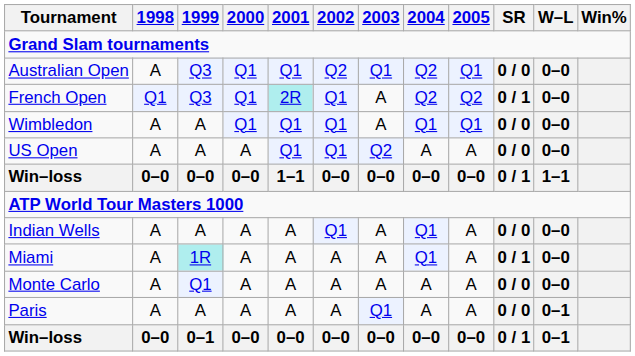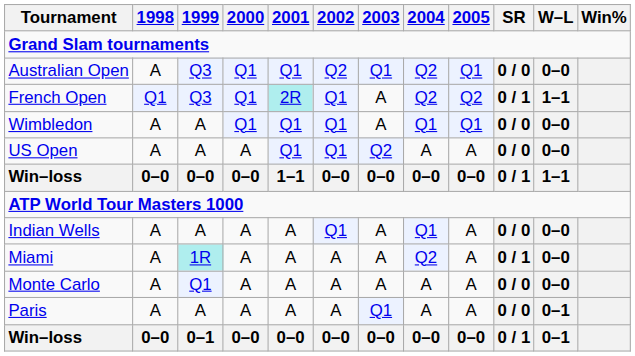(556, 97) 0–0 -> (556, 97) 1–1
(426, 257) Q1 -> (426, 257) Q2
